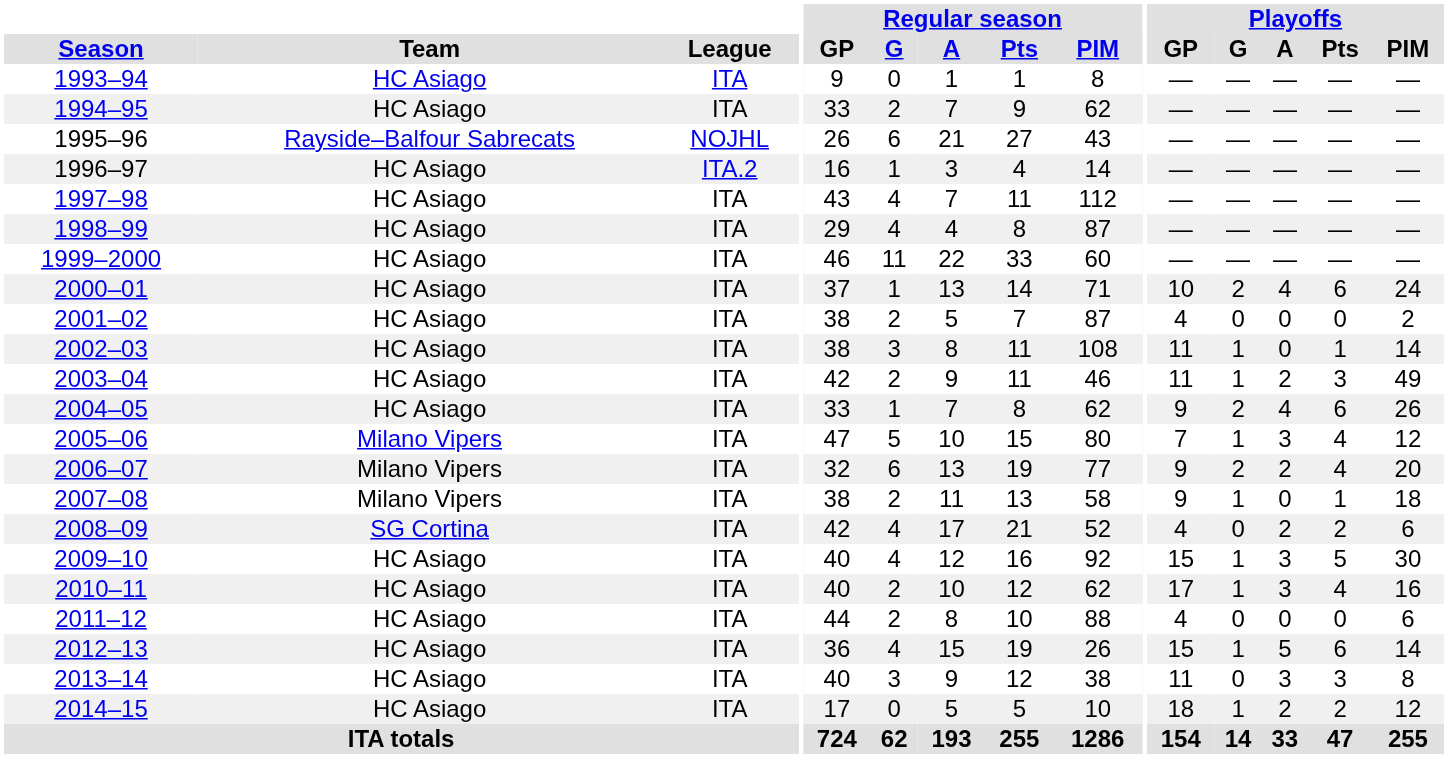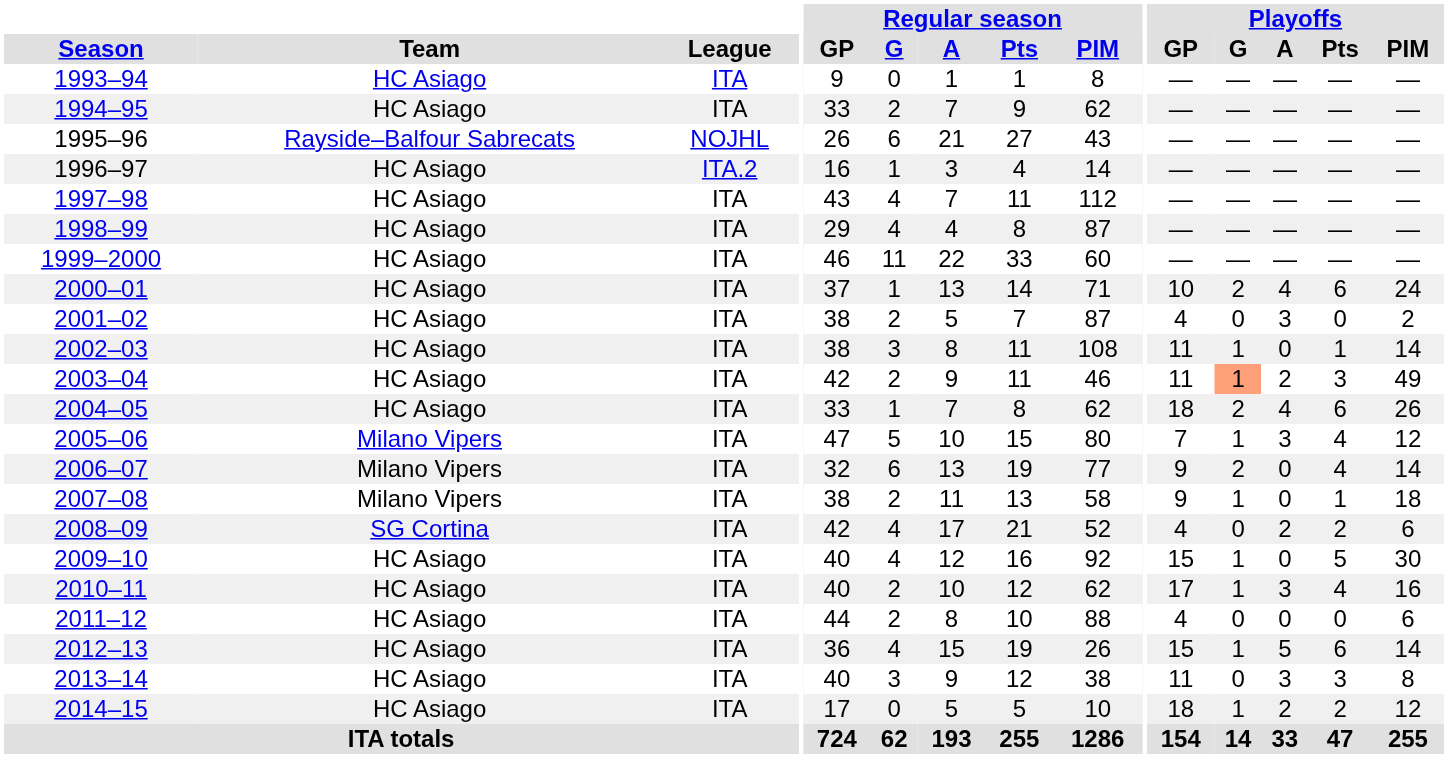(1285, 318) 0 -> (1285, 318) 3
(1238, 378) no background -> (1238, 378) lightsalmon background
(1181, 408) 9 -> (1181, 408) 18
(1285, 468) 2 -> (1285, 468) 0
(1408, 468) 20 -> (1408, 468) 14
(1285, 558) 3 -> (1285, 558) 0
